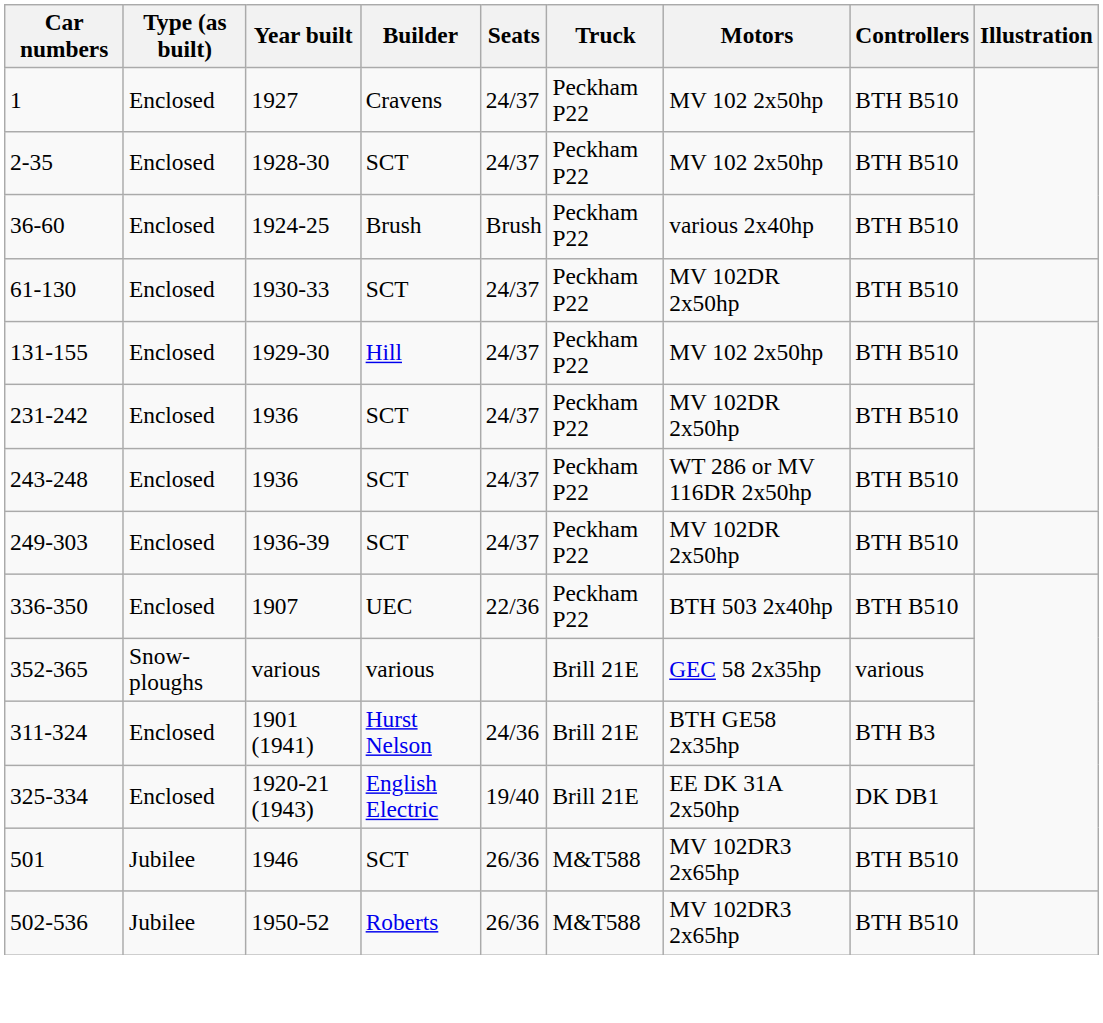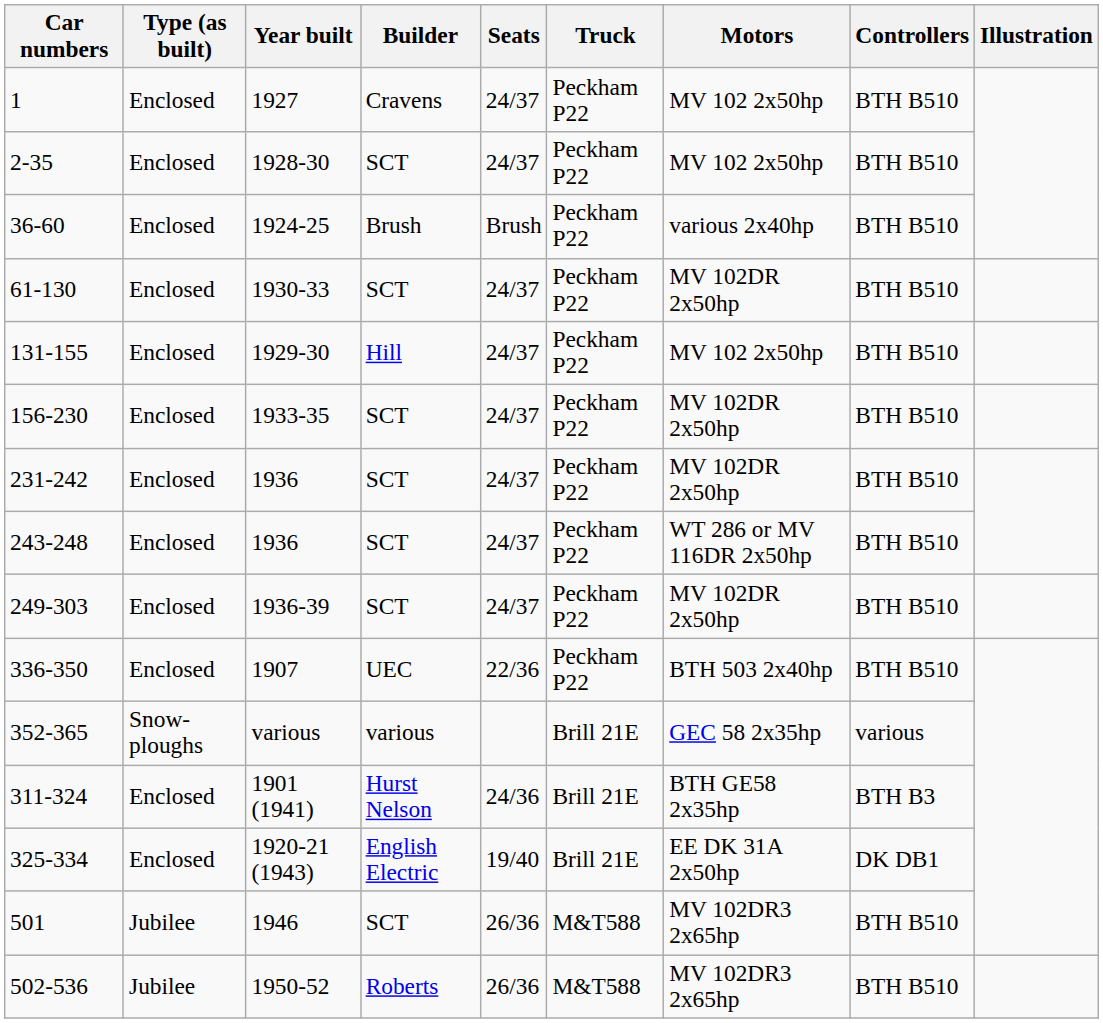+ row: (49, 416)
